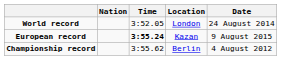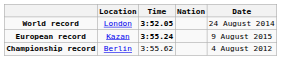columns swapped: (113, 11) <-> (186, 11)
(147, 23) normal -> (157, 23) bold
